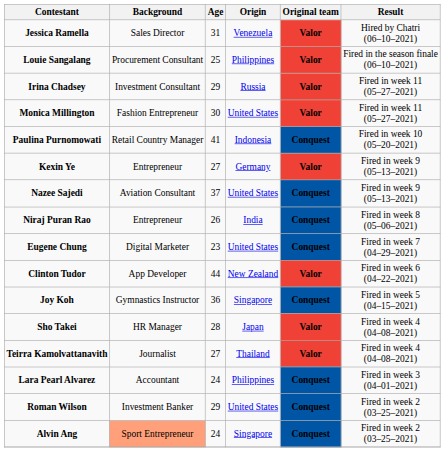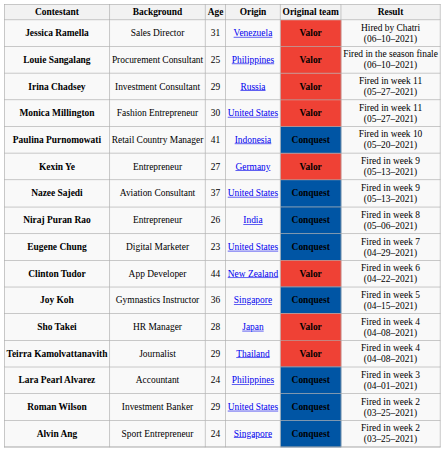(216, 353) 27 -> (216, 353) 29
(158, 434) lightsalmon background -> (158, 434) no background
